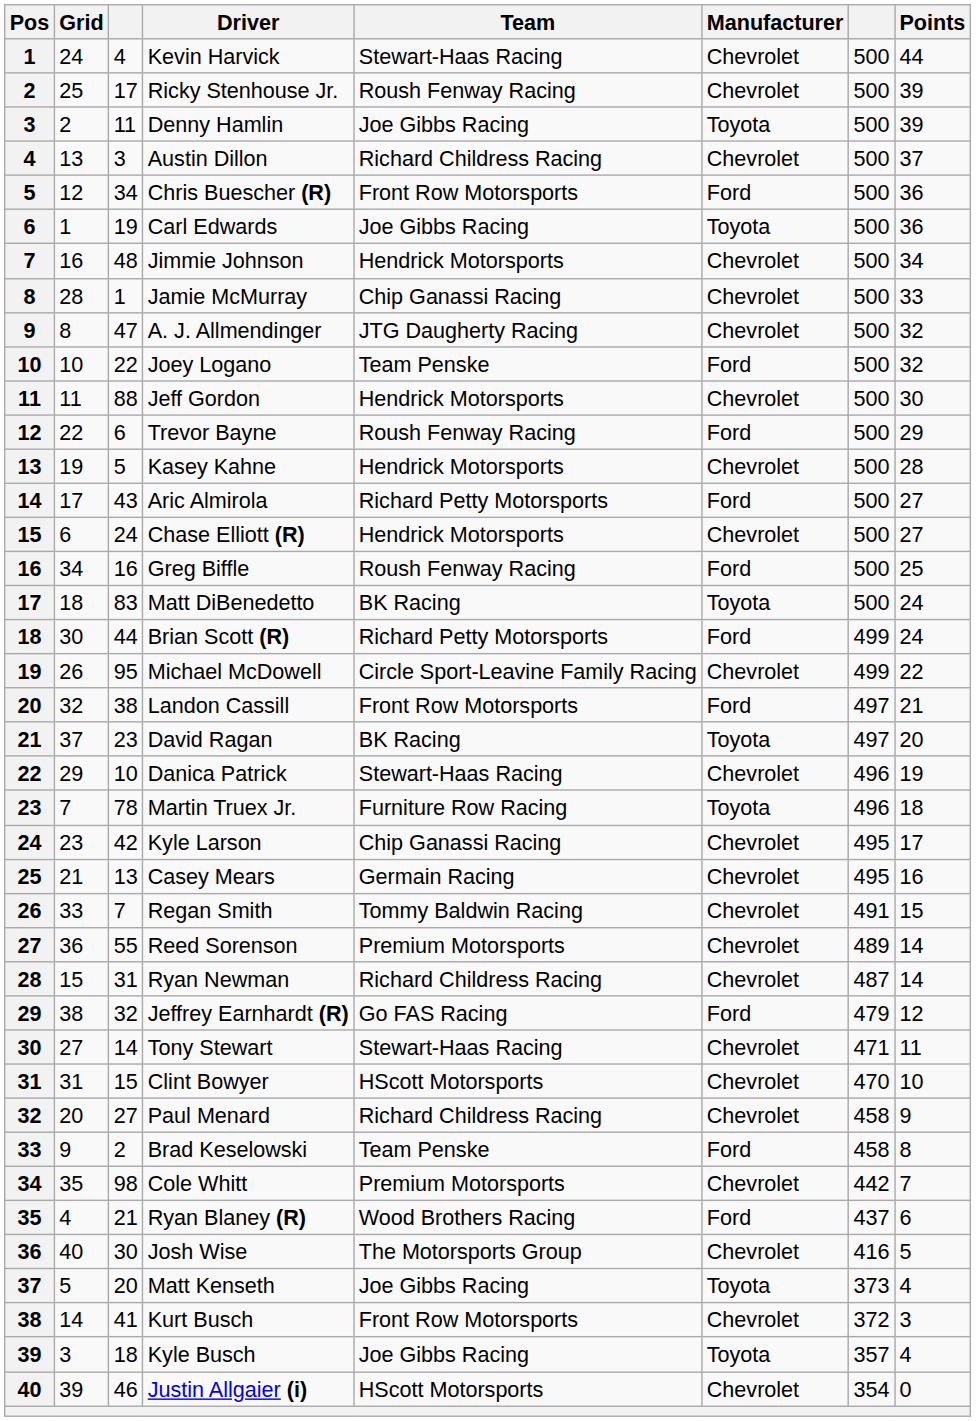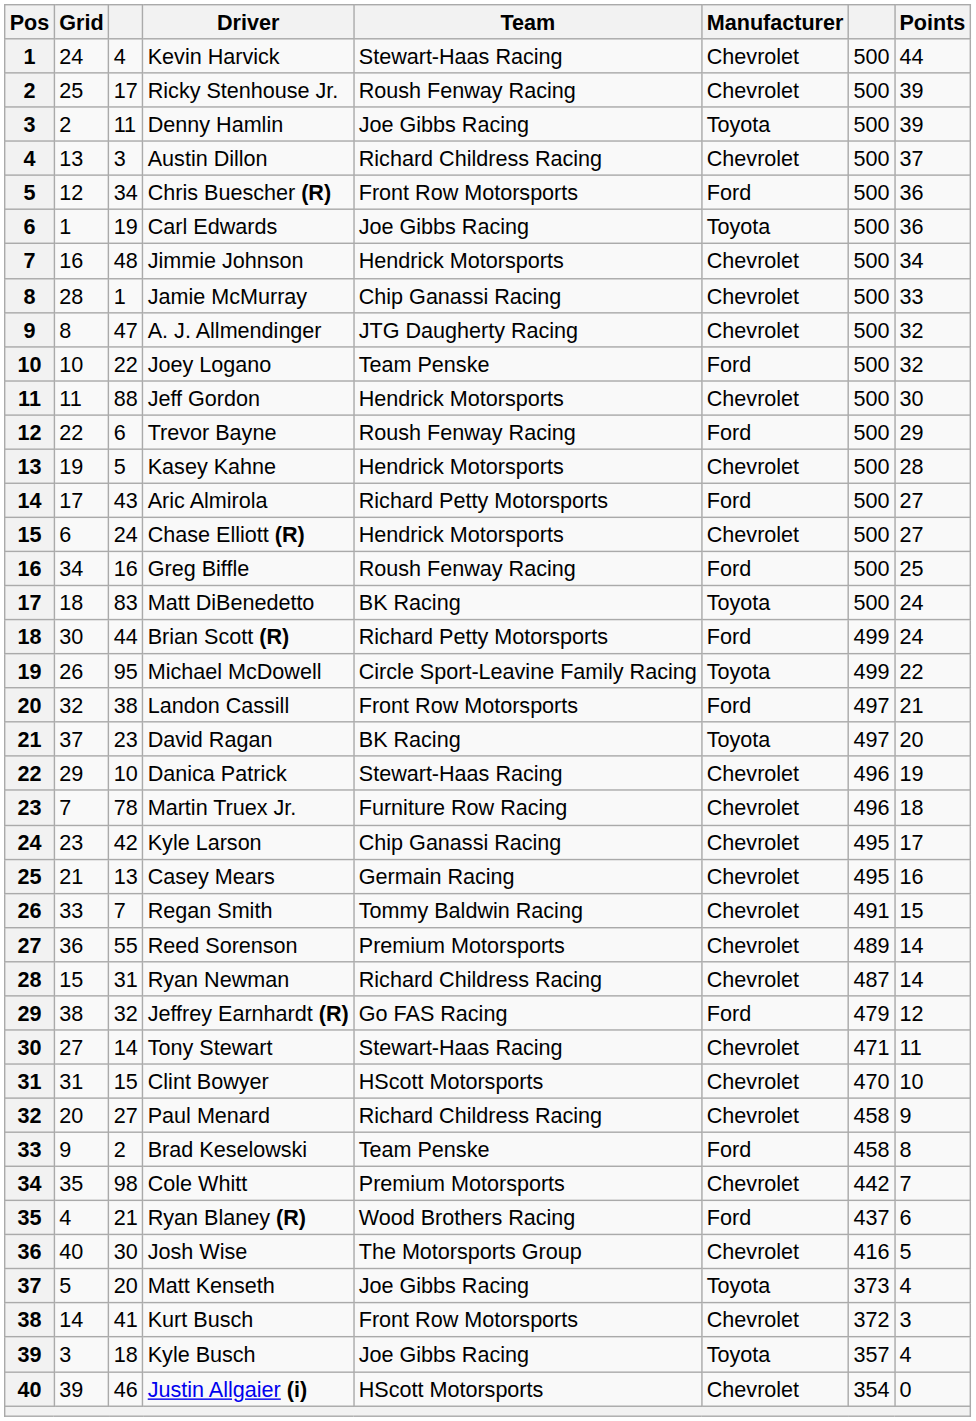(753, 671) Chevrolet -> (739, 671) Toyota
(739, 808) Toyota -> (753, 808) Chevrolet
